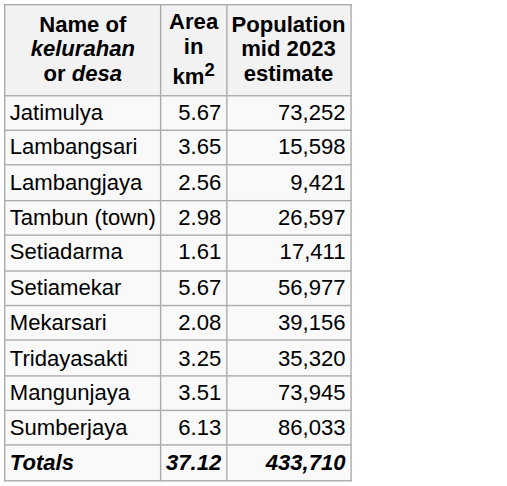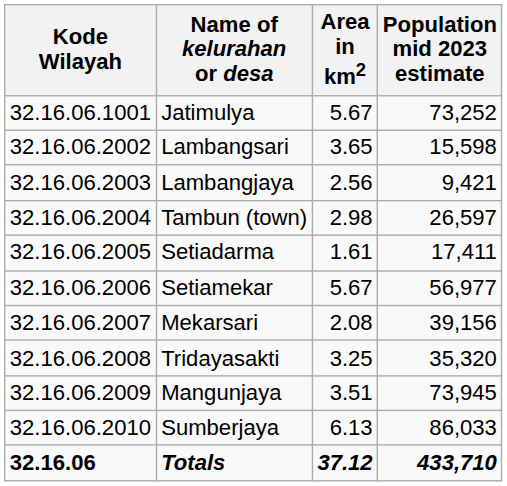+ column: (80, 49)
